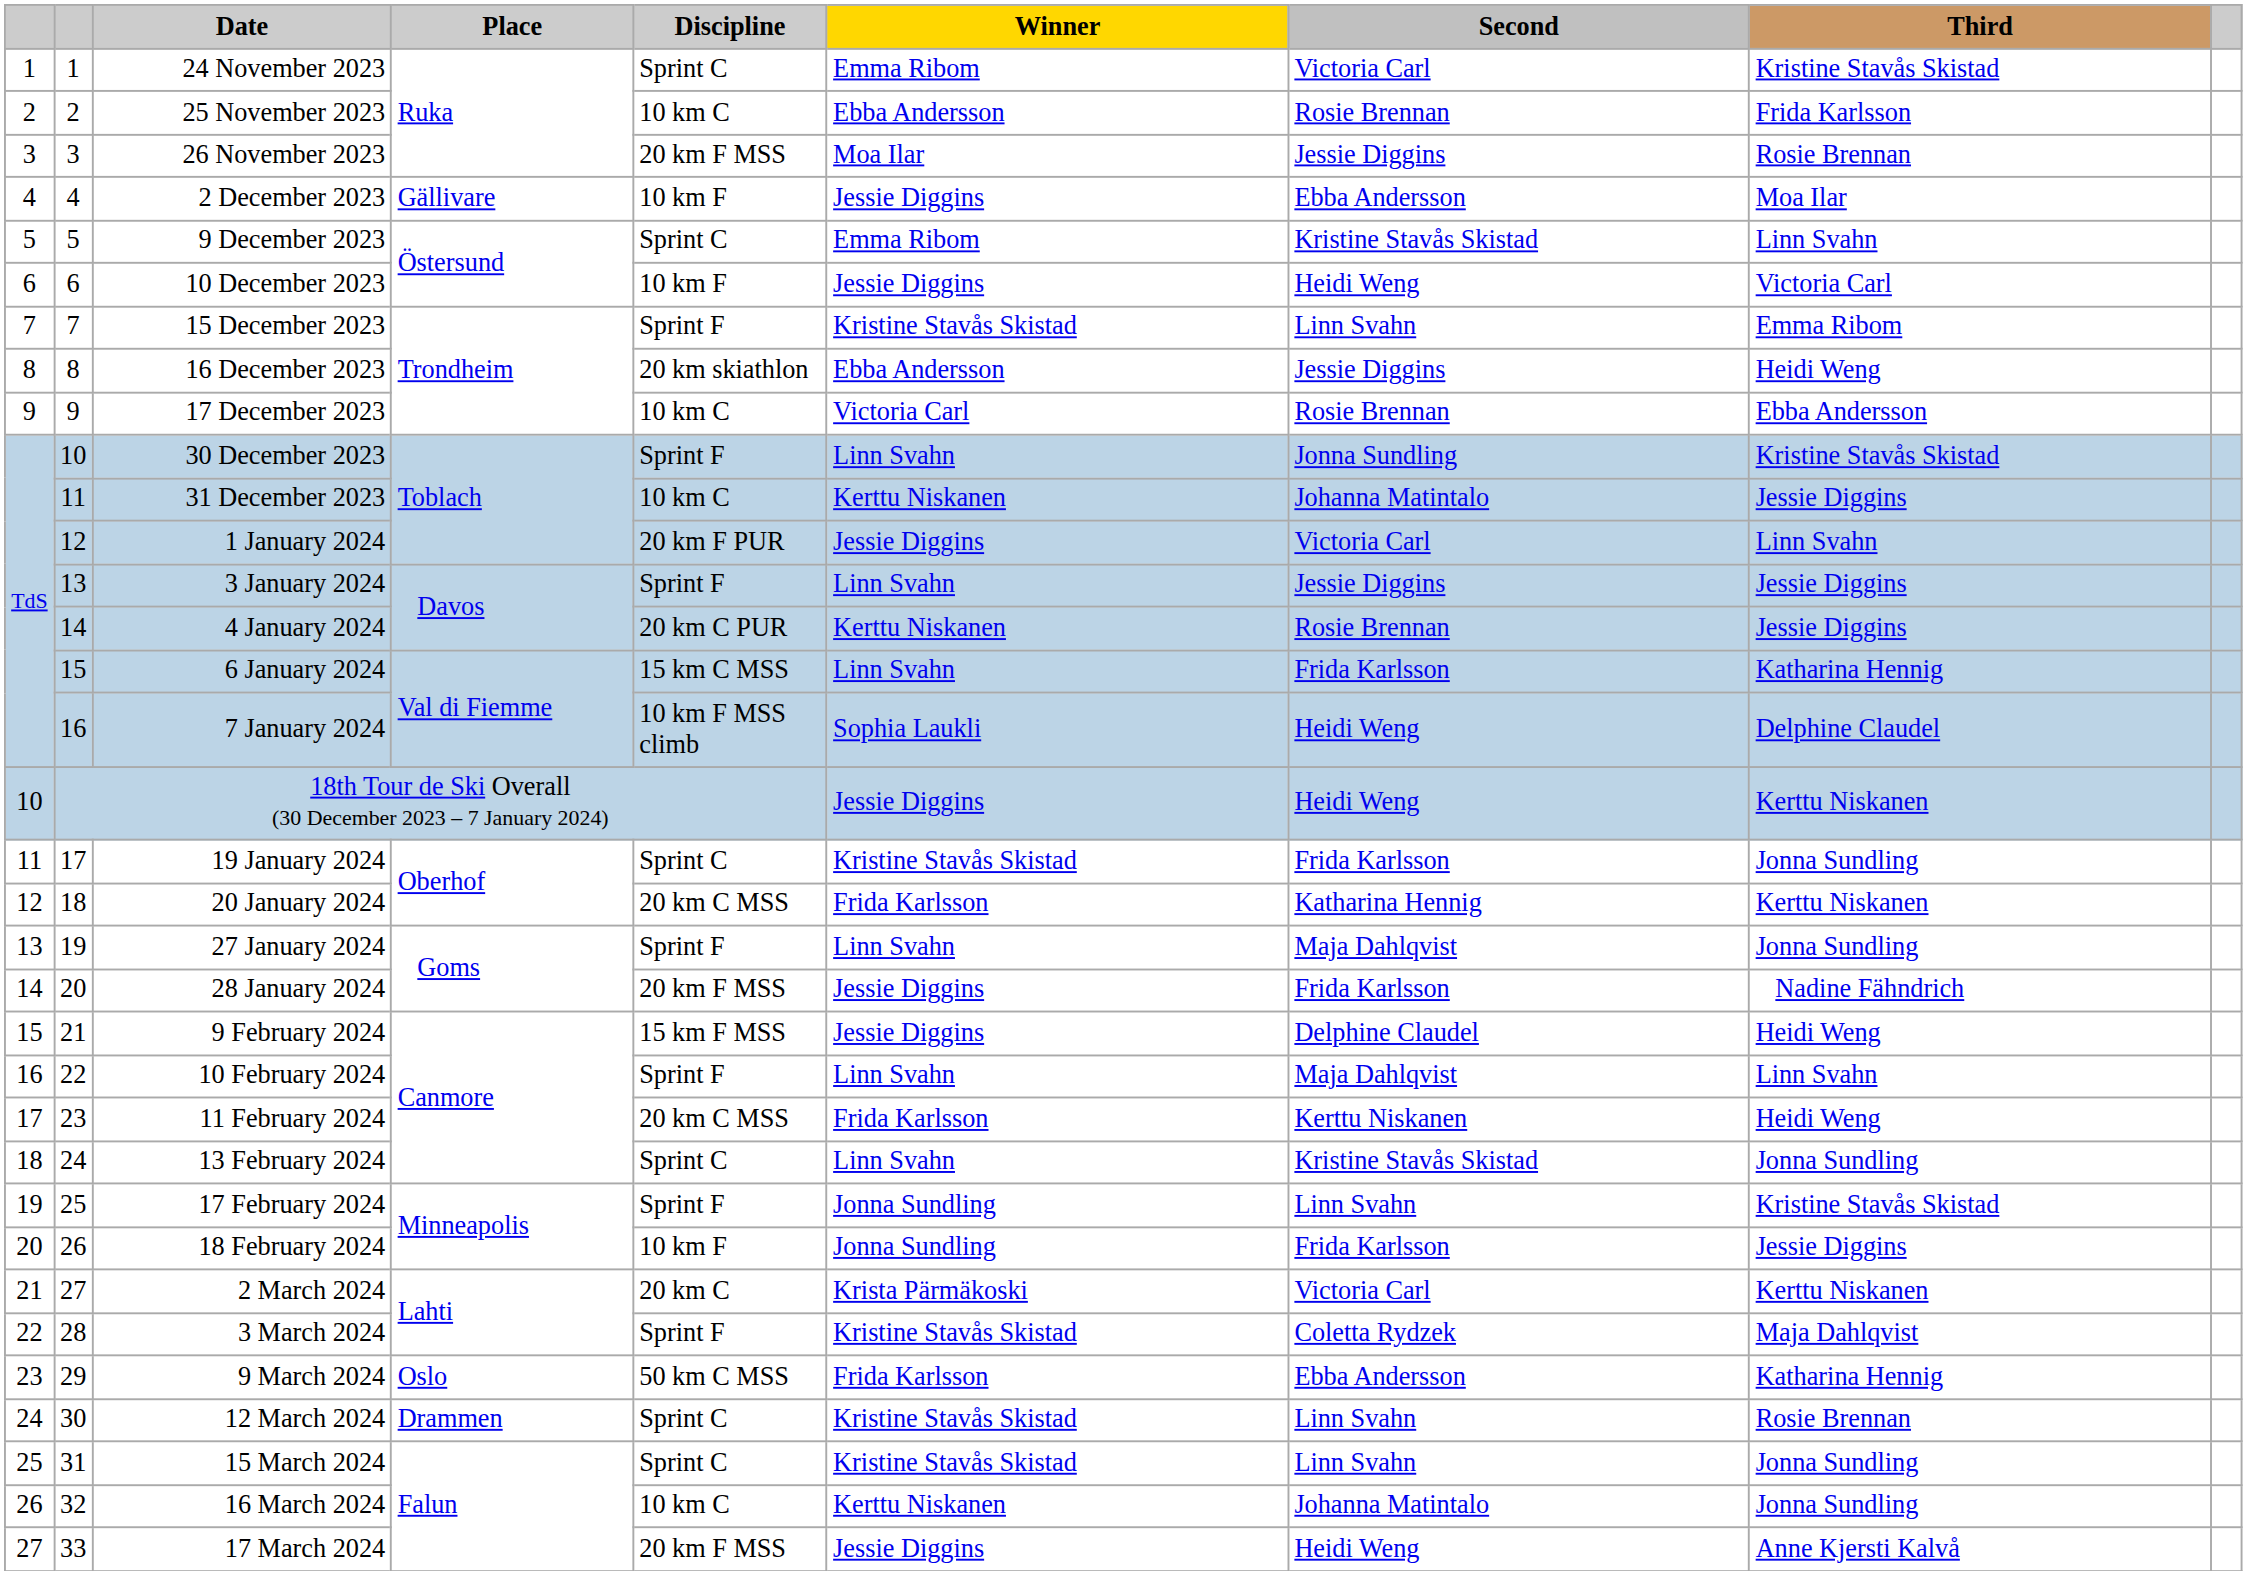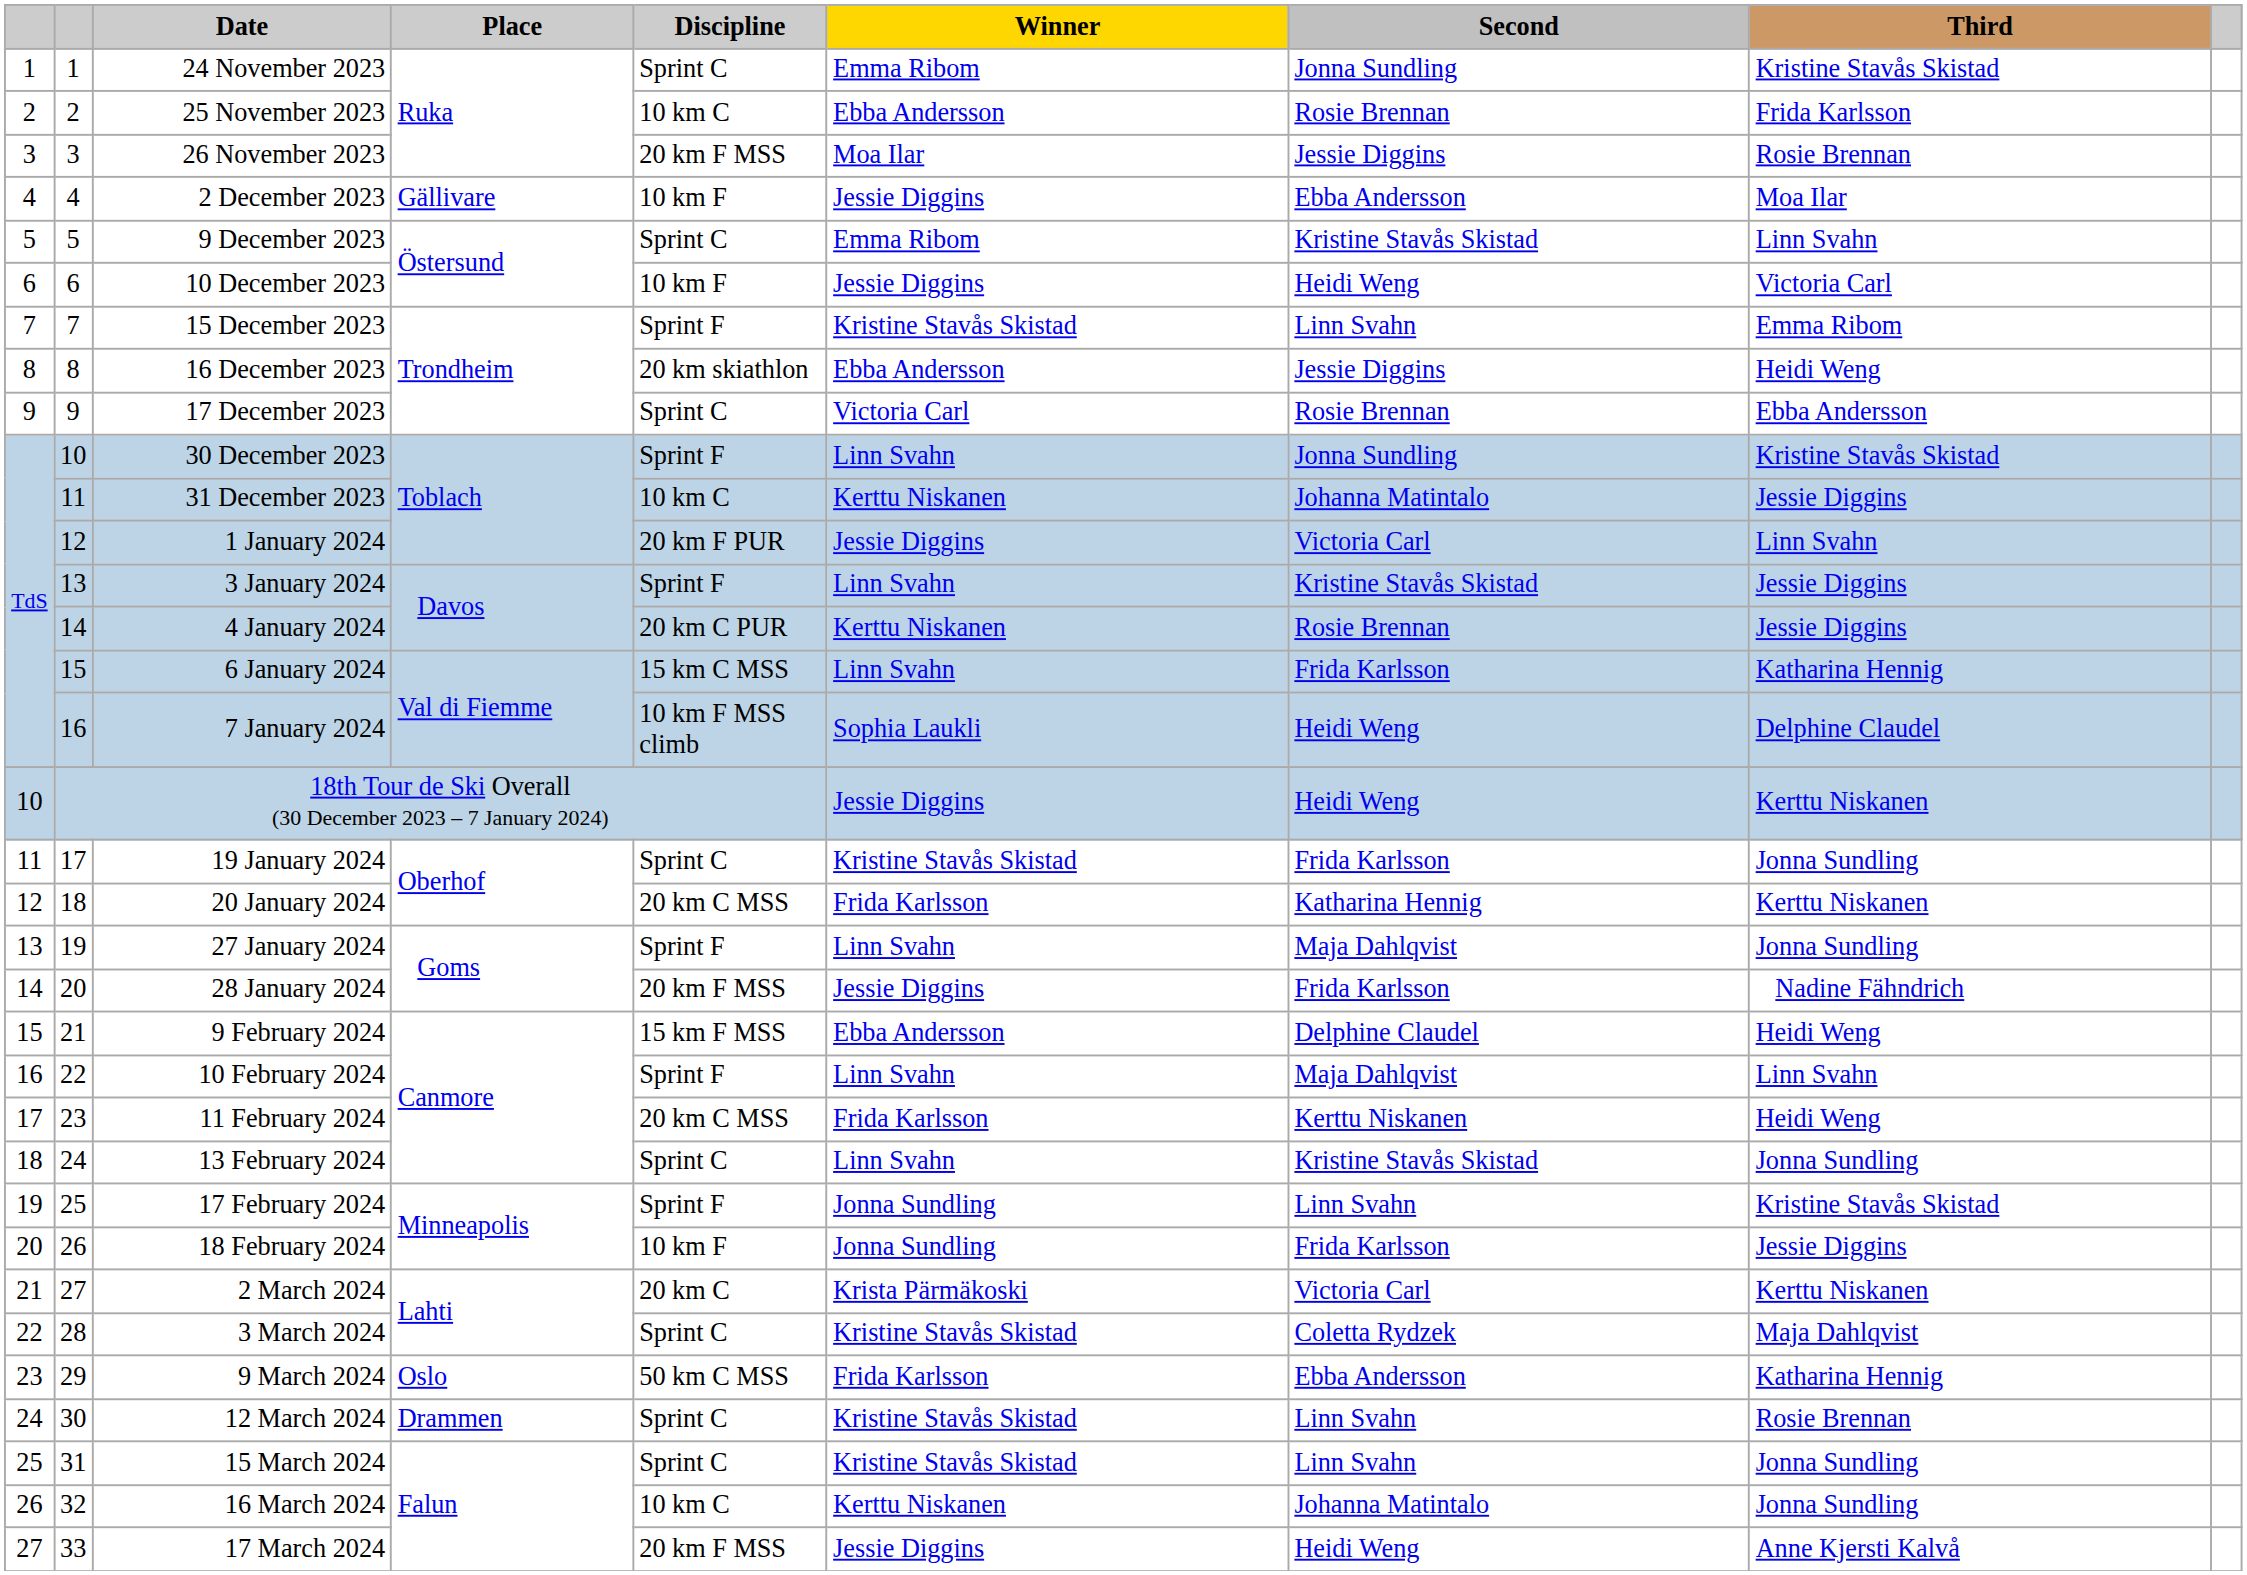(1363, 68) Victoria Carl -> (1376, 68) Jonna Sundling
(684, 412) 10 km C -> (683, 412) Sprint C
(1370, 584) Jessie Diggins -> (1416, 584) Kristine Stavås Skistad
(909, 1032) Jessie Diggins -> (919, 1032) Ebba Andersson
(682, 1333) Sprint F -> (683, 1333) Sprint C
